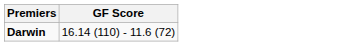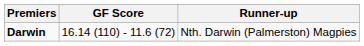+ column: (269, 13)
